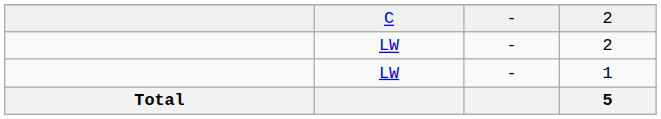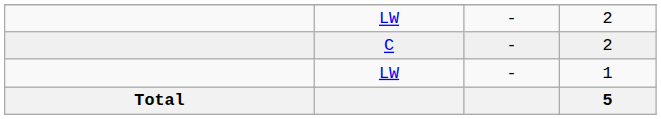rows swapped: (389, 46) <-> (389, 18)
